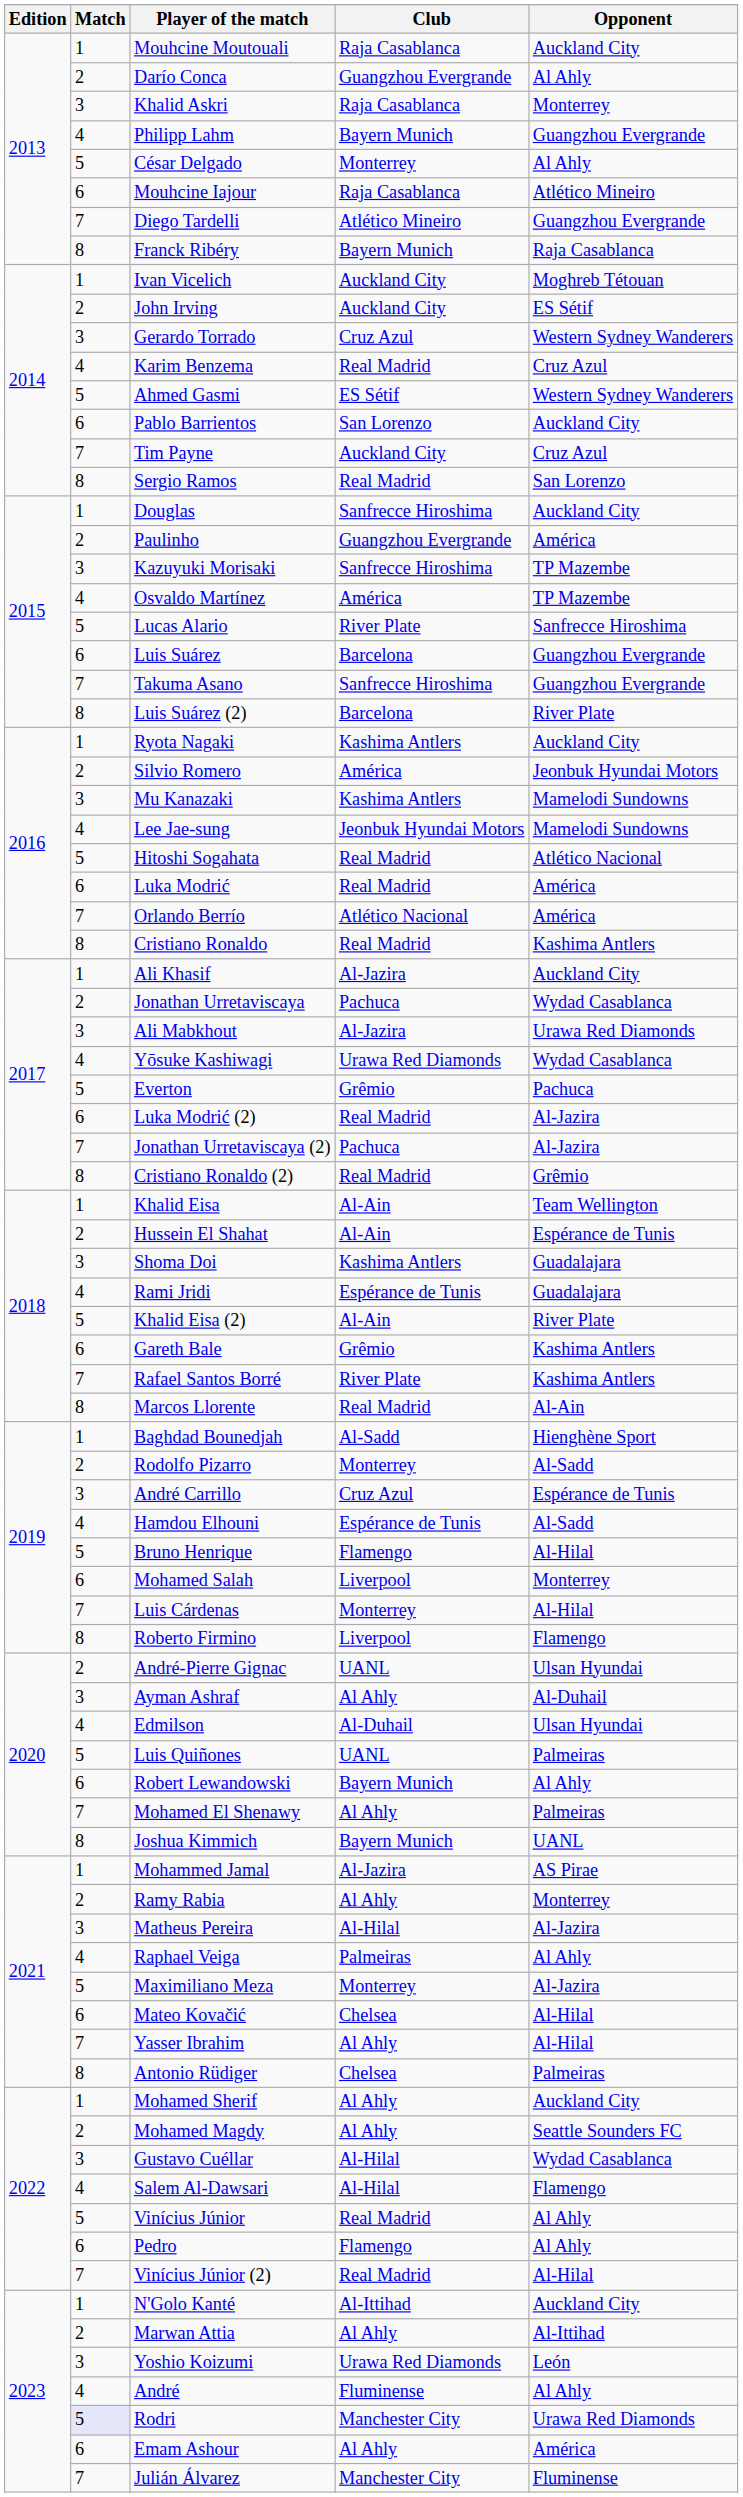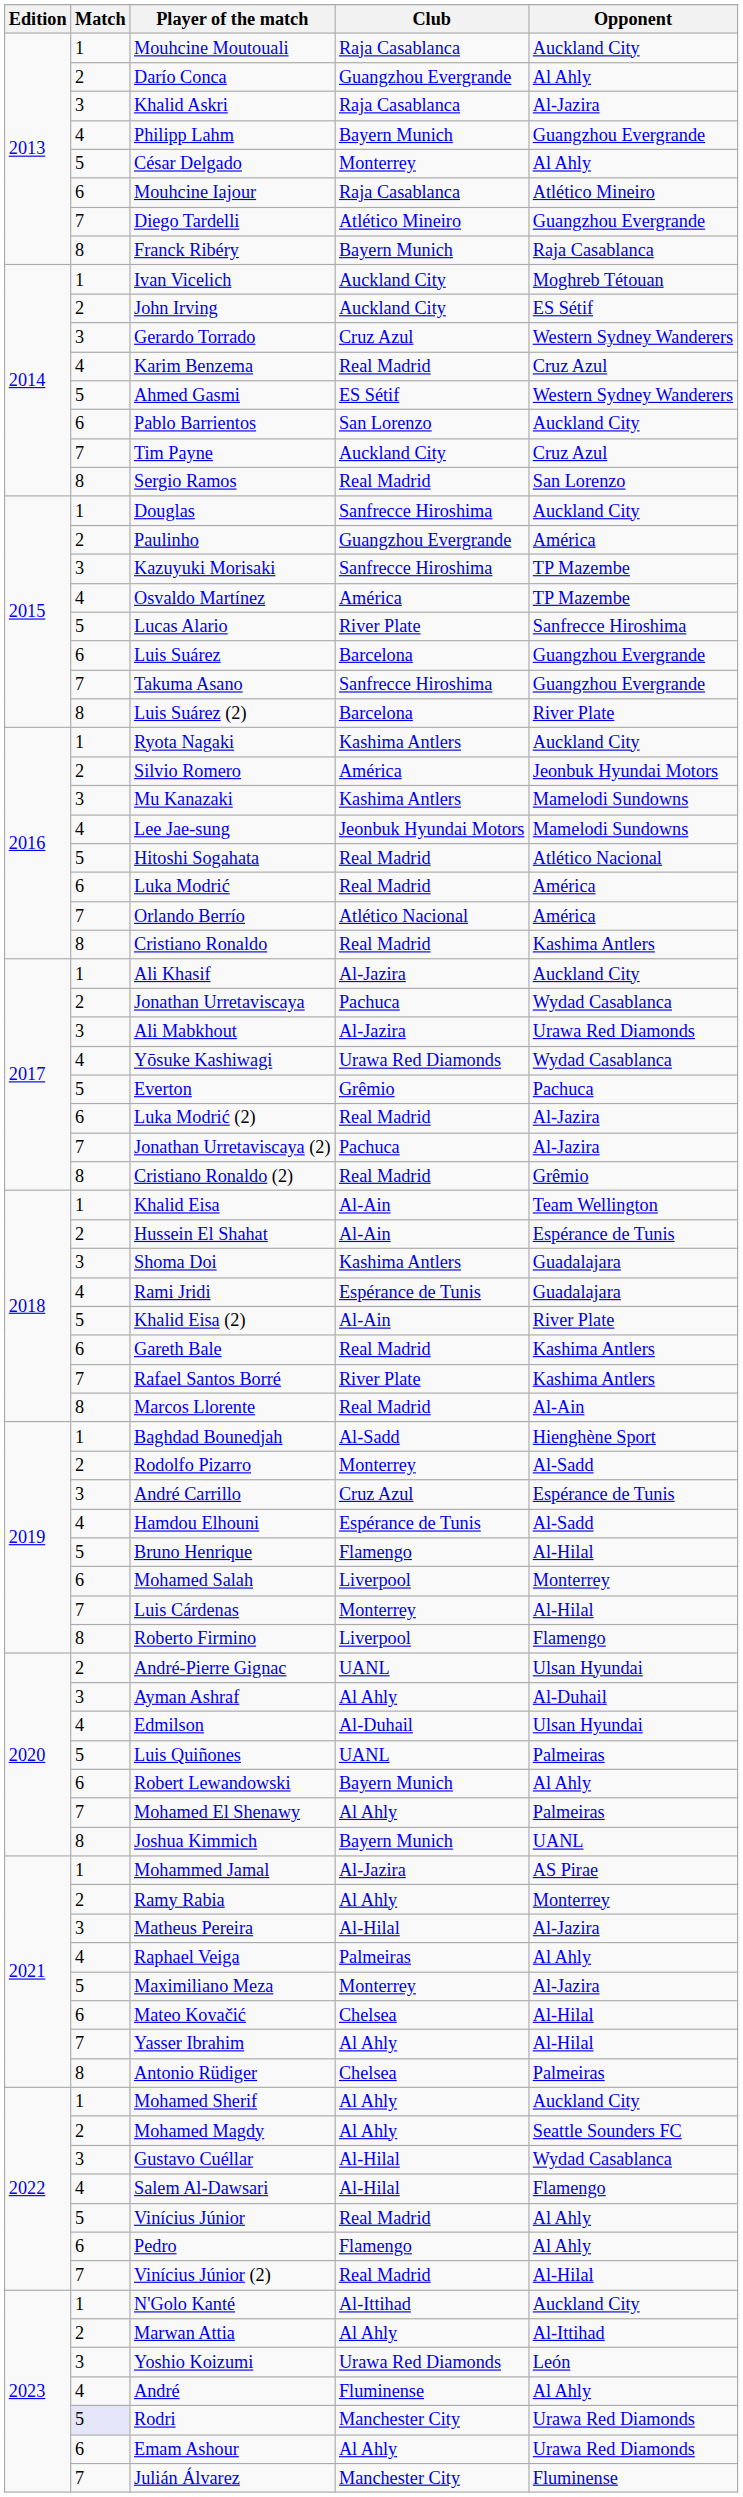(571, 105) Monterrey -> (566, 105) Al-Jazira
(367, 1349) Grêmio -> (385, 1349) Real Madrid
(564, 2448) América -> (614, 2448) Urawa Red Diamonds
